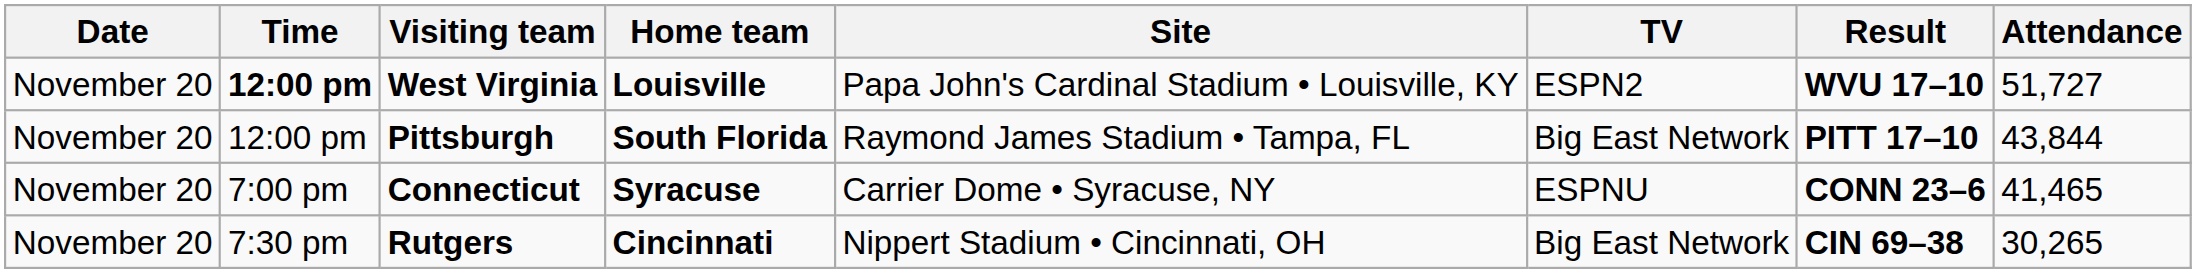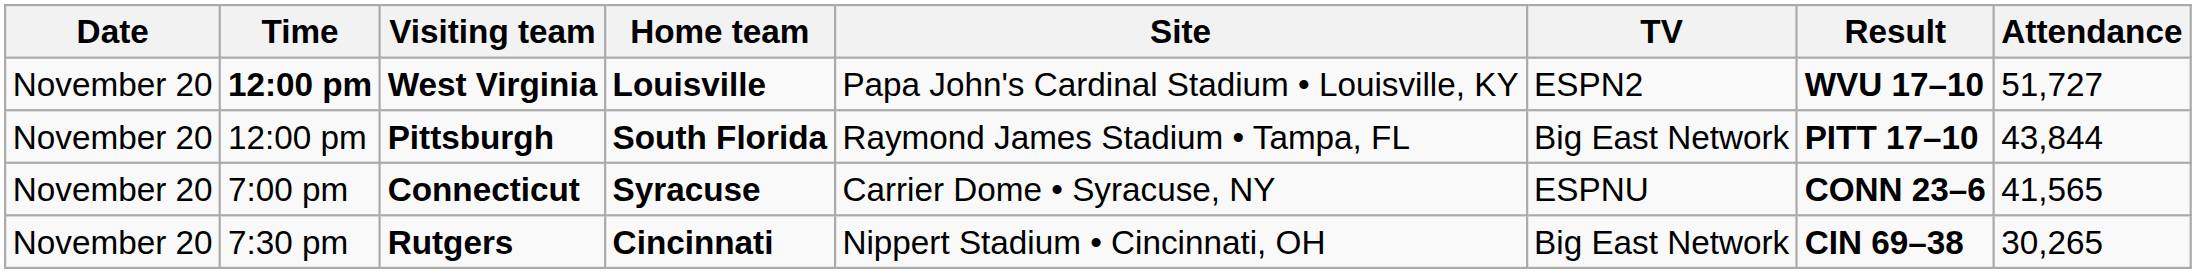(2052, 190) 41,465 -> (2052, 190) 41,565
